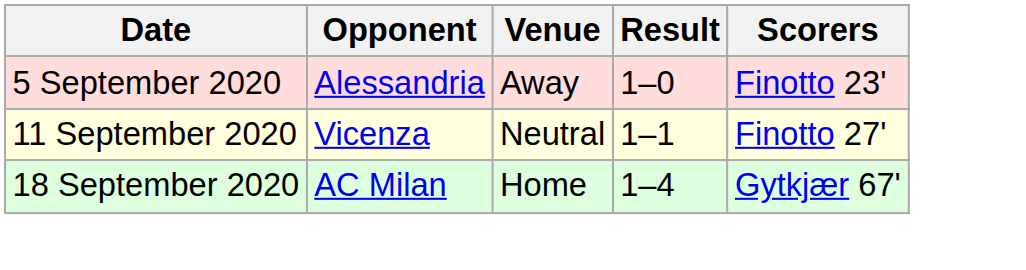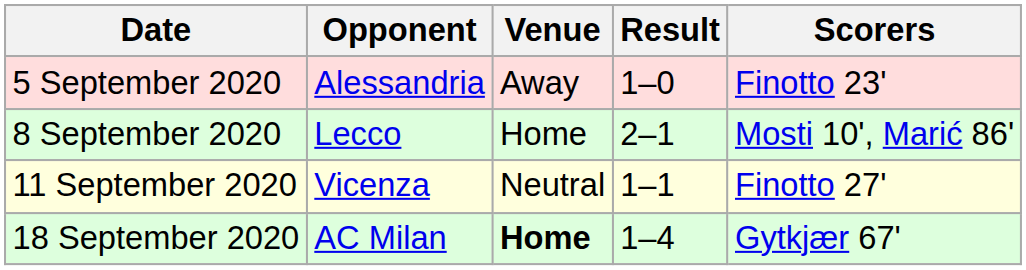+ row: (147, 133)
(543, 185) normal -> (545, 237) bold
